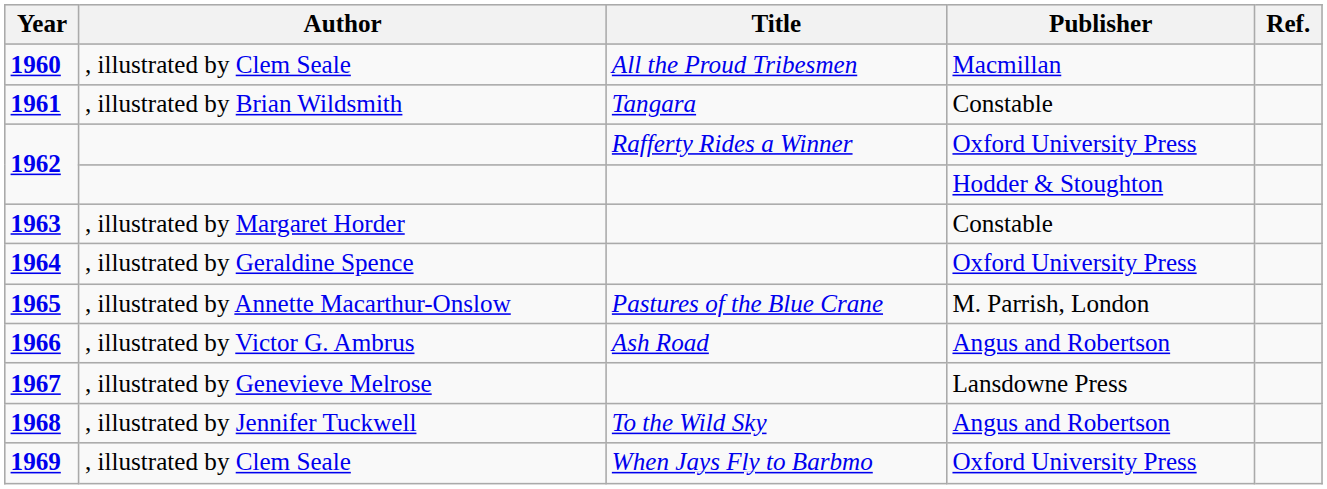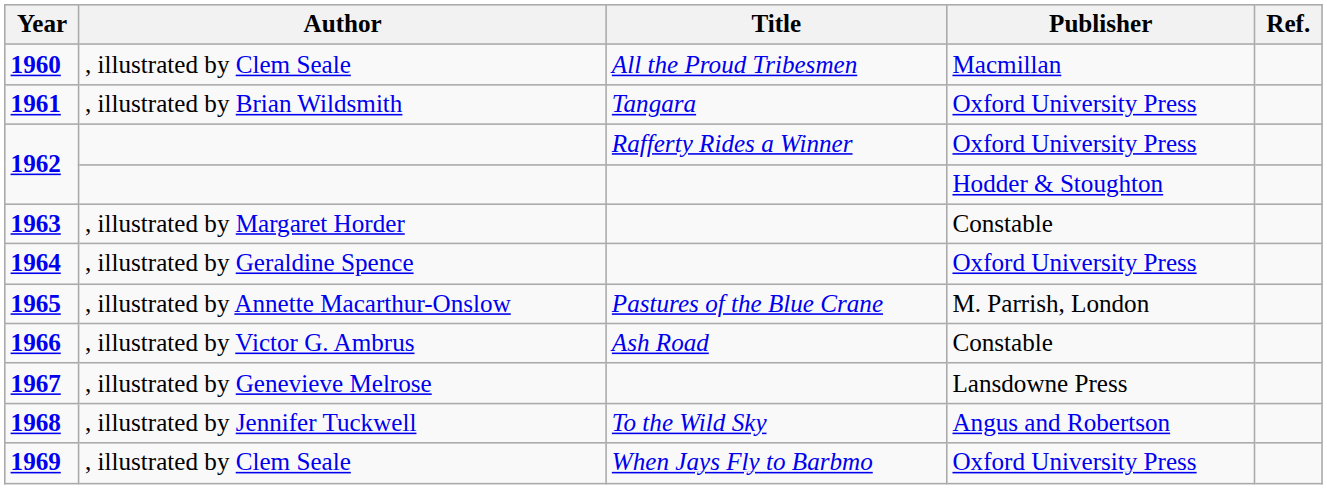(1003, 104) Constable -> (1075, 104) Oxford University Press
(1061, 343) Angus and Robertson -> (1003, 343) Constable
